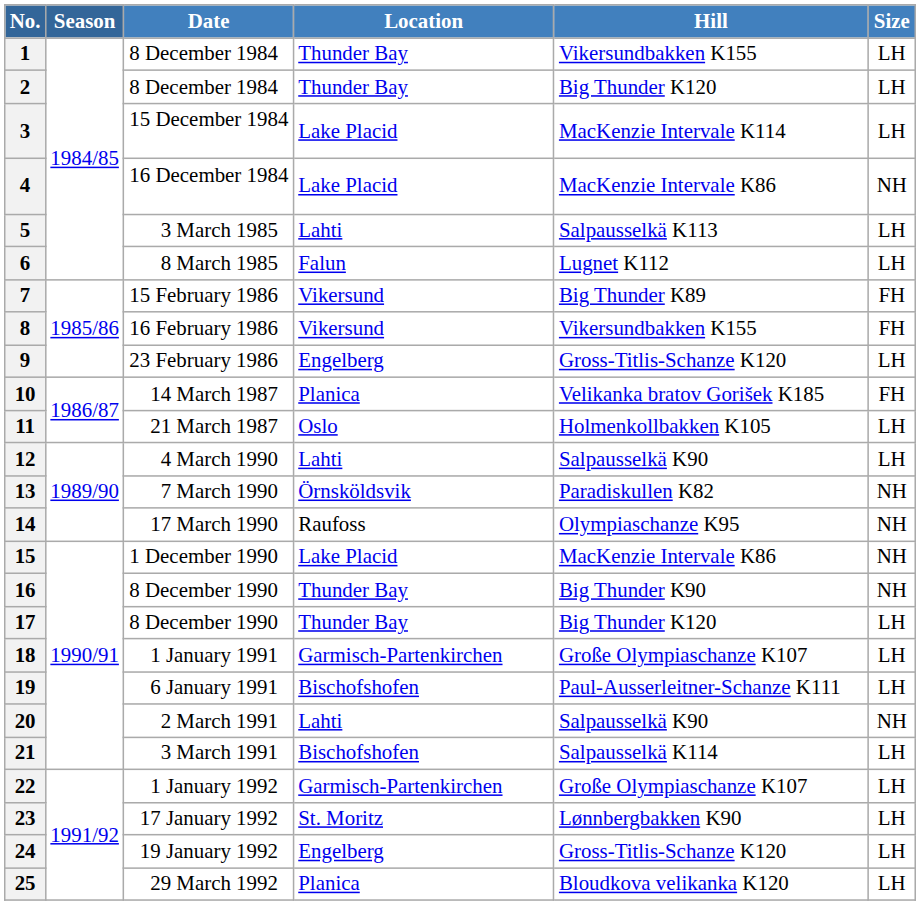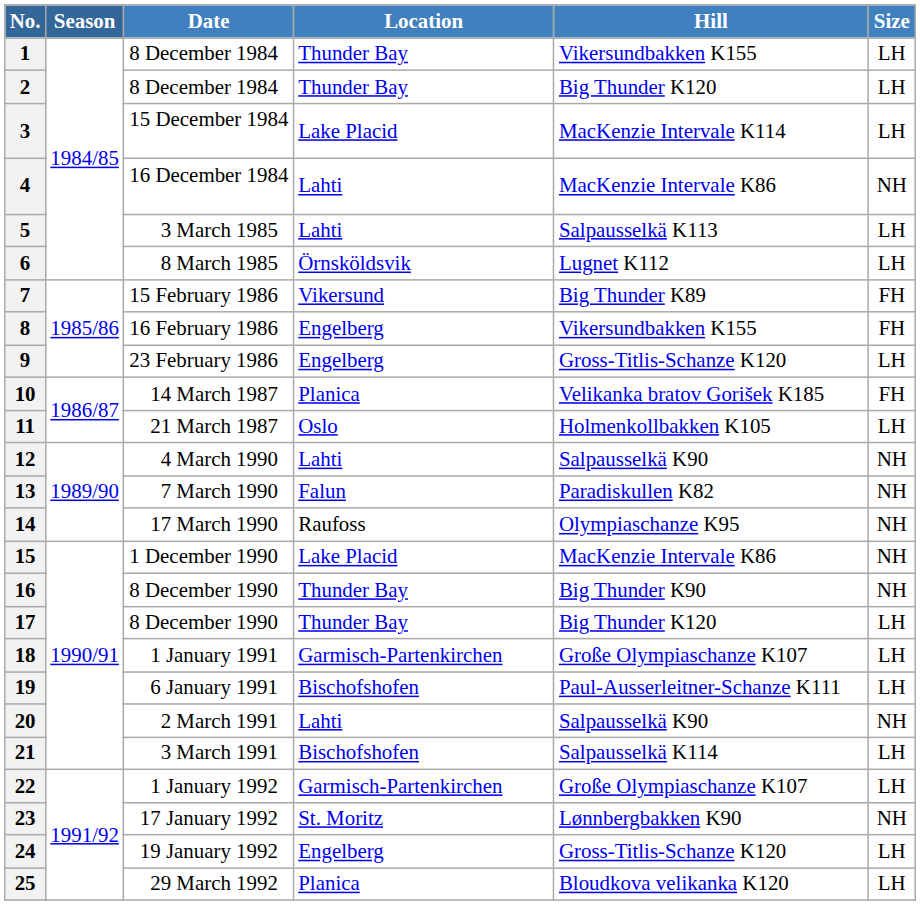(348, 186) Lake Placid -> (320, 186) Lahti
(322, 263) Falun -> (355, 263) Örnsköldsvik
(341, 328) Vikersund -> (341, 328) Engelberg
(892, 459) LH -> (892, 459) NH
(355, 491) Örnsköldsvik -> (322, 491) Falun
(892, 818) LH -> (892, 818) NH
